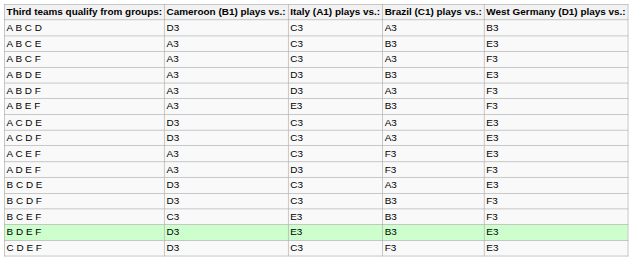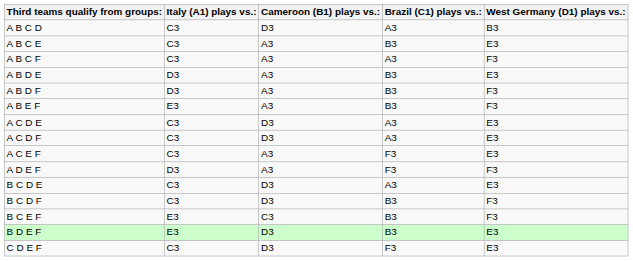columns swapped: (335, 12) <-> (226, 12)
(391, 91) A3 -> (391, 91) B3
